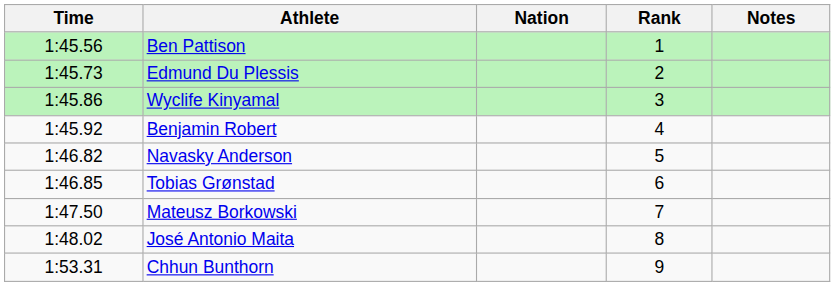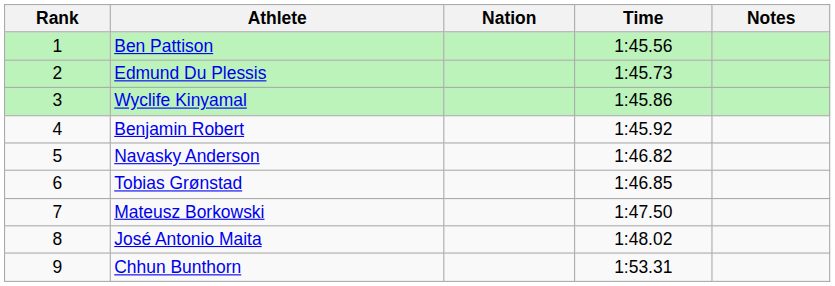columns swapped: (659, 18) <-> (74, 18)
